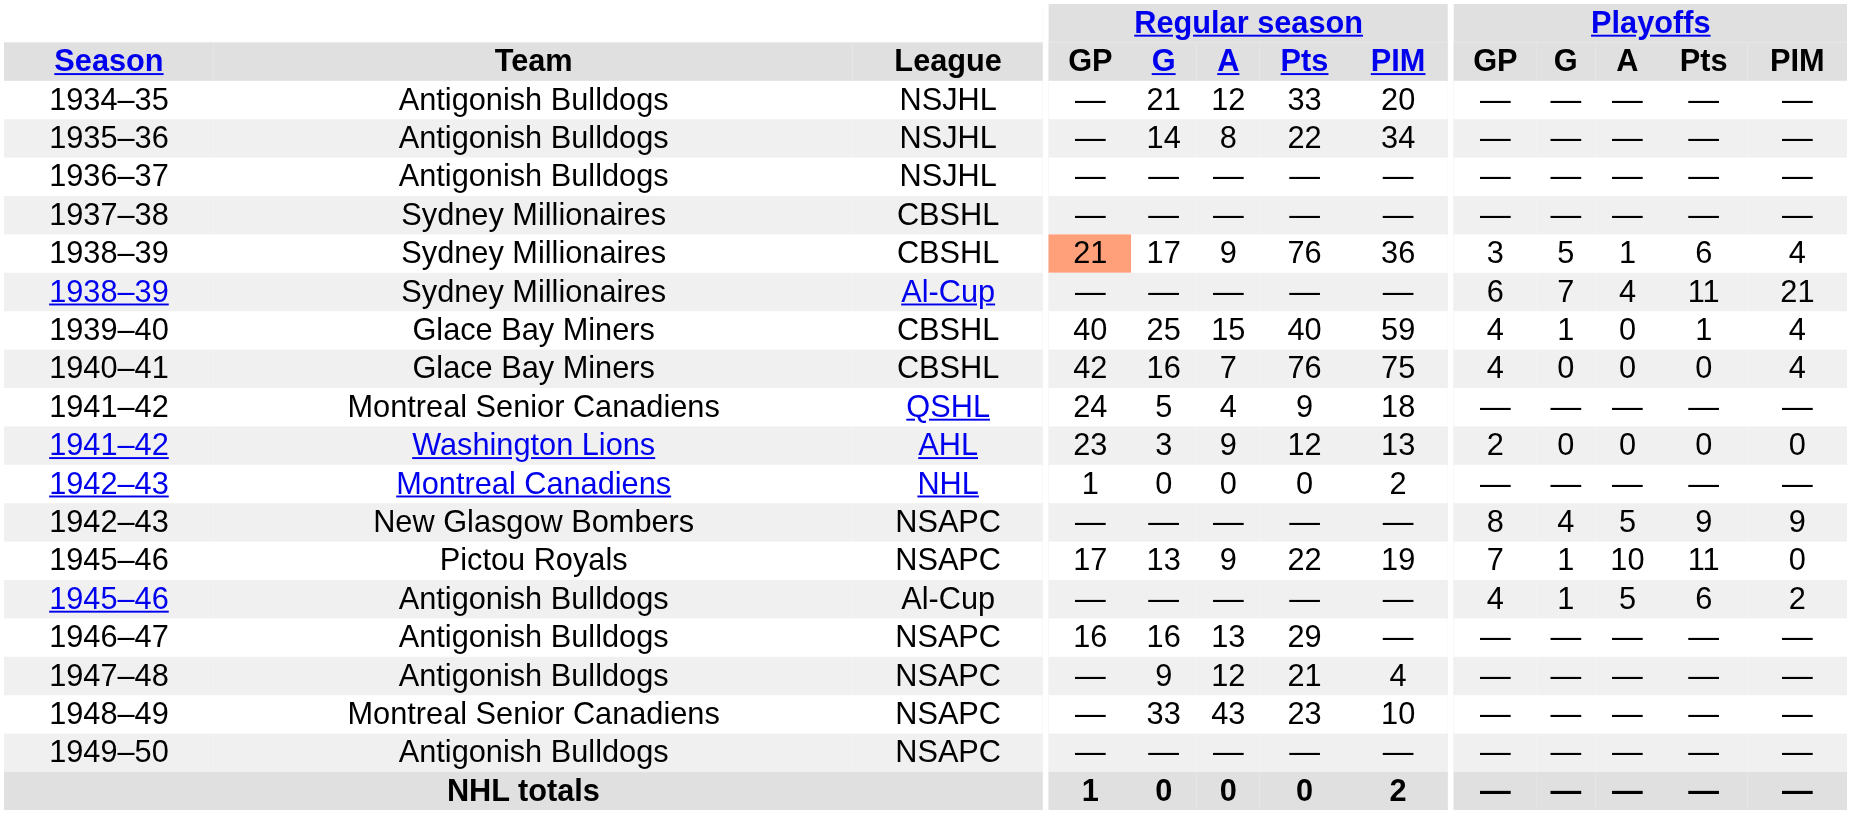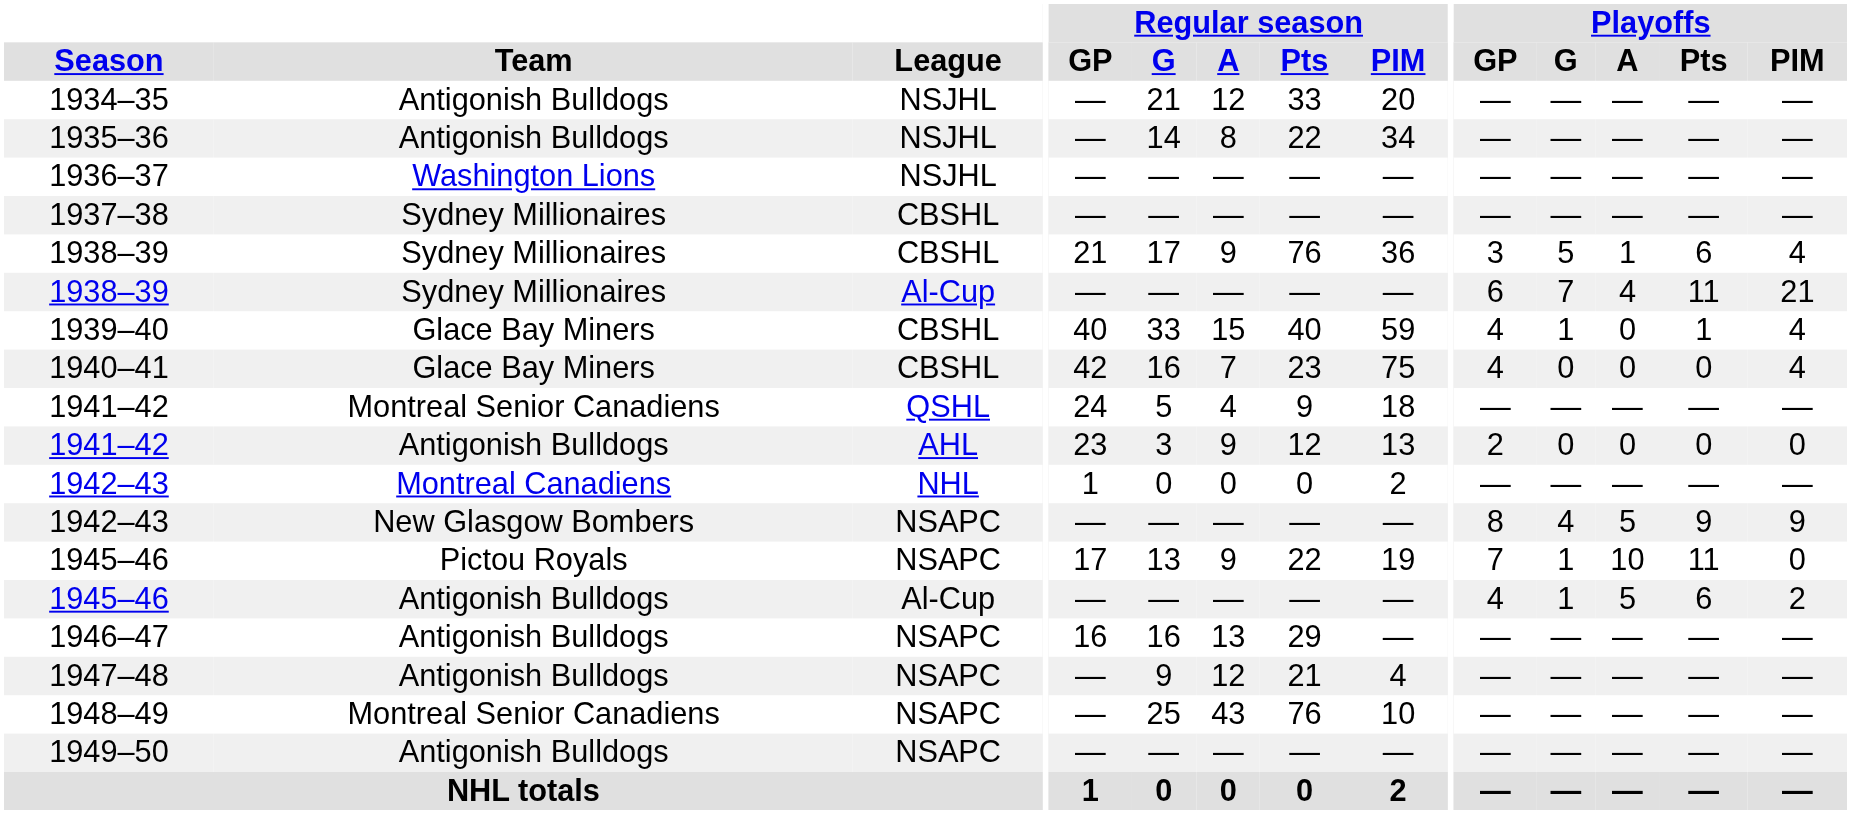(534, 176) Antigonish Bulldogs -> (534, 176) Washington Lions
(1090, 253) lightsalmon background -> (1090, 253) no background
(1164, 329) 25 -> (1164, 329) 33
(1305, 368) 76 -> (1305, 368) 23
(534, 445) Washington Lions -> (534, 445) Antigonish Bulldogs
(1164, 713) 33 -> (1164, 713) 25
(1305, 713) 23 -> (1305, 713) 76
